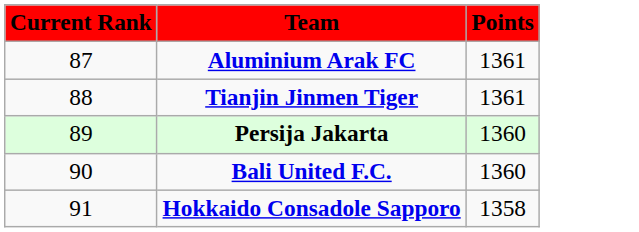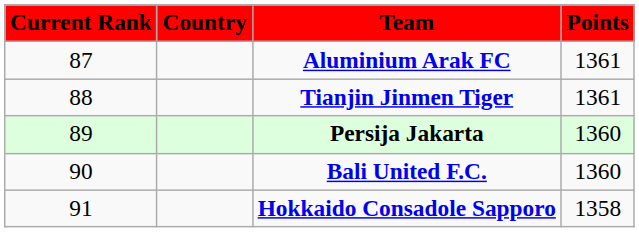+ column: (205, 23)
